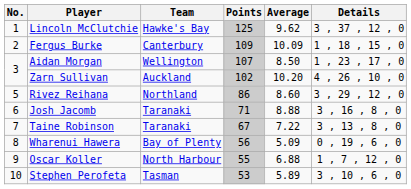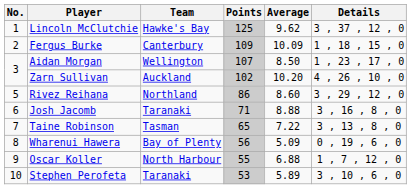(167, 127) Taranaki -> (161, 127) Tasman
(244, 127) 67 -> (244, 127) 65
(161, 176) Tasman -> (167, 176) Taranaki
